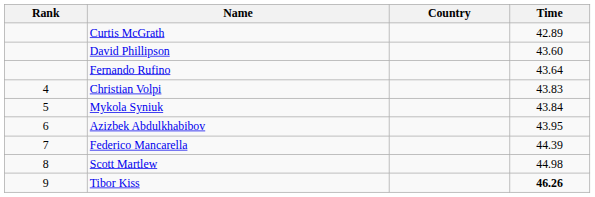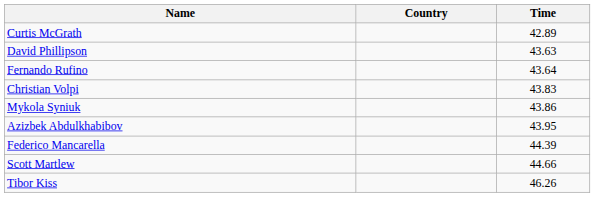- column: (46, 13)
(550, 51) 43.60 -> (543, 51) 43.63
(550, 107) 43.84 -> (543, 107) 43.86
(550, 164) 44.98 -> (543, 164) 44.66
(550, 182) bold -> (543, 182) normal
